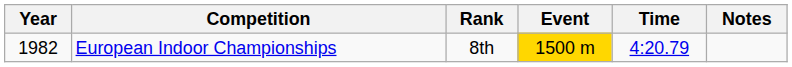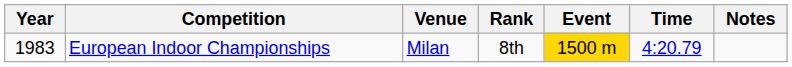+ column: (441, 19)
(38, 47) 1982 -> (35, 47) 1983
